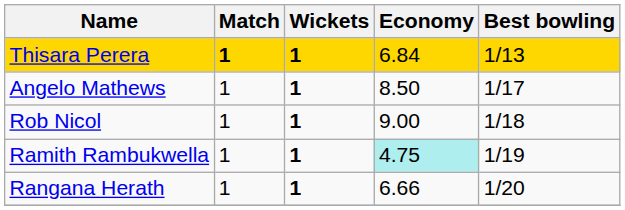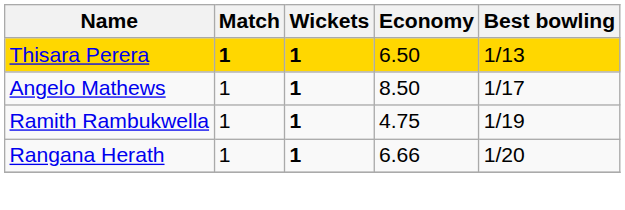(399, 54) 6.84 -> (399, 54) 6.50
- row: (55, 121)
(399, 155) paleturquoise background -> (399, 121) no background
